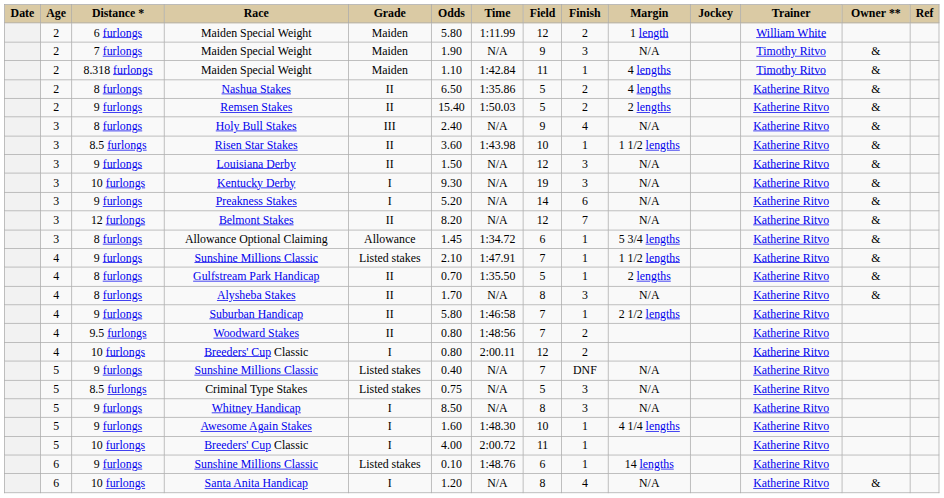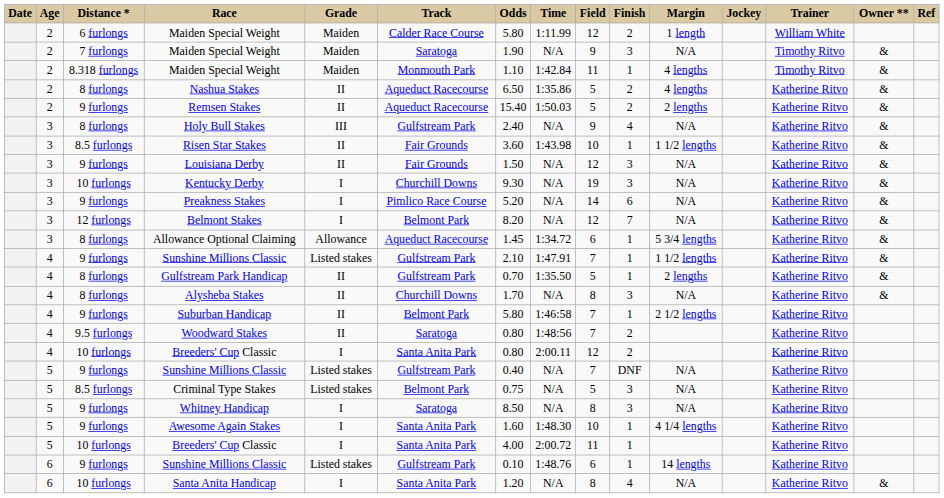+ column: (436, 13)
(390, 220) II -> (341, 220) I
